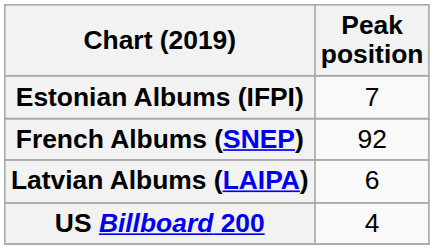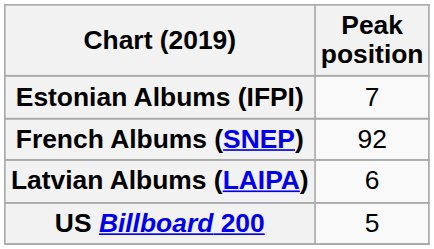(372, 222) 4 -> (372, 222) 5
